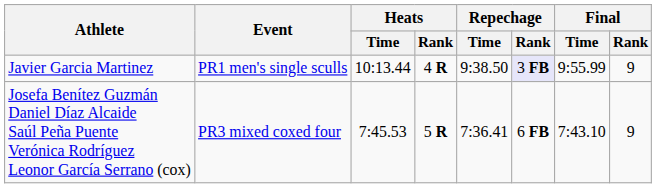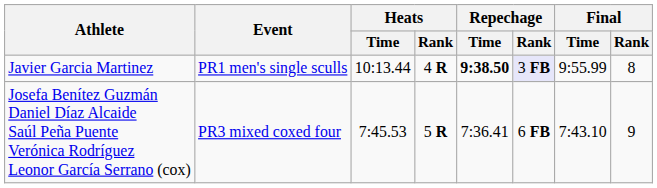(484, 68) normal -> (485, 68) bold
(631, 68) 9 -> (631, 68) 8
